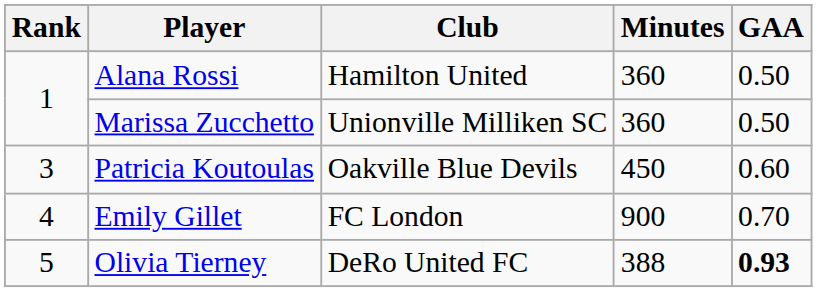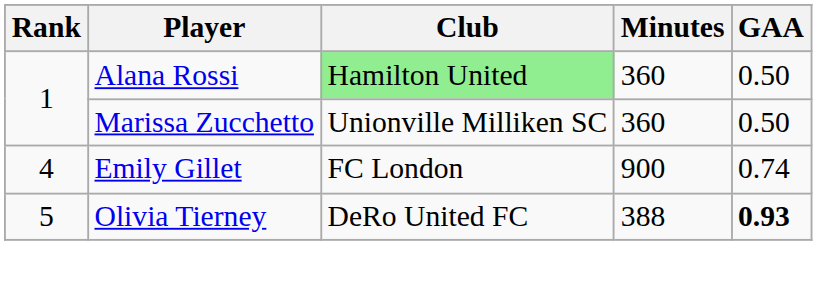(428, 74) no background -> (427, 74) lightgreen background
- row: (204, 168)
(764, 215) 0.70 -> (764, 168) 0.74
